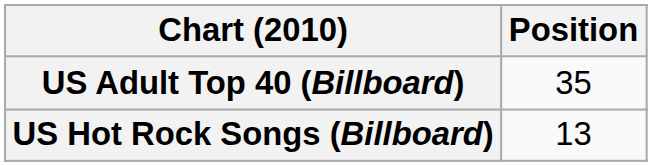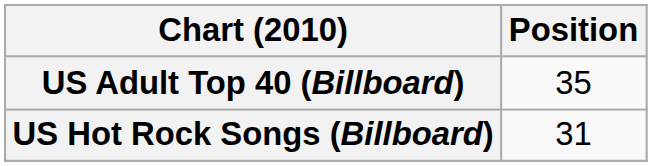(573, 134) 13 -> (573, 134) 31
